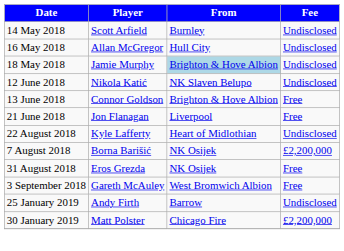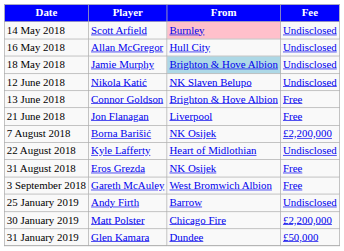(187, 30) no background -> (187, 30) pink background
rows swapped: (39, 151) <-> (41, 133)
+ row: (43, 237)
